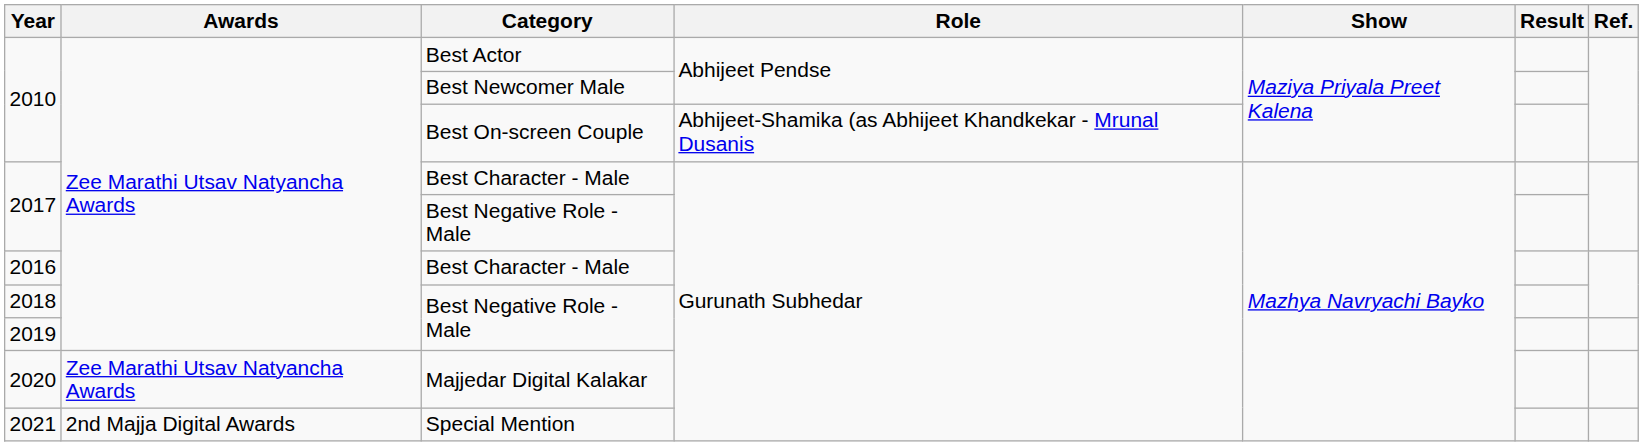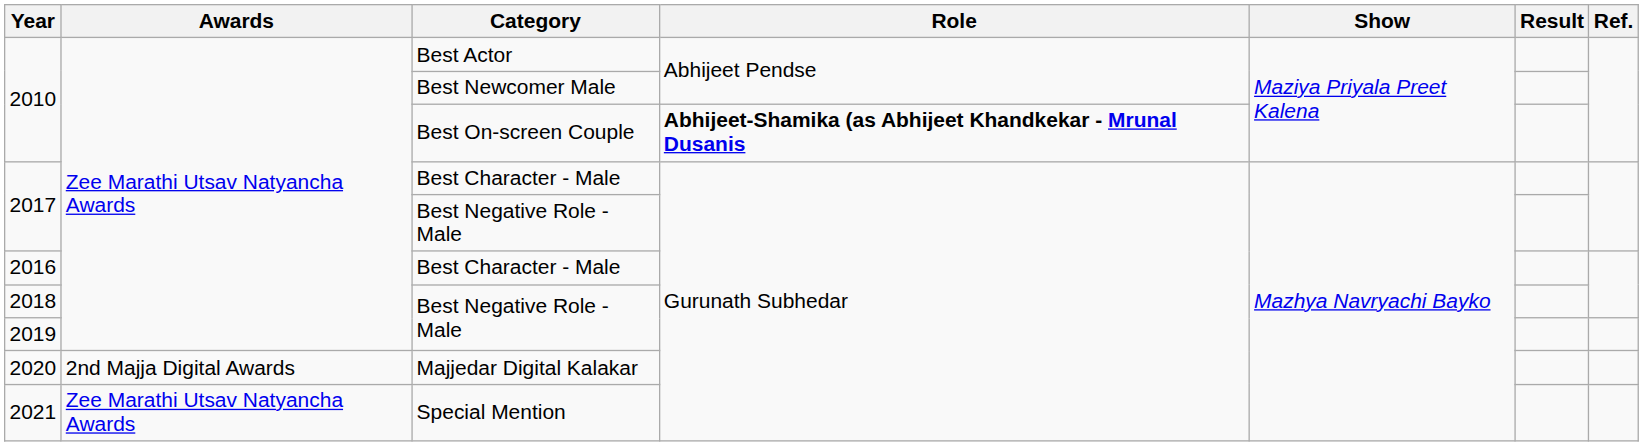(918, 132) normal -> (920, 132) bold
(204, 379) Zee Marathi Utsav Natyancha Awards -> (180, 367) 2nd Majja Digital Awards
(180, 424) 2nd Majja Digital Awards -> (204, 412) Zee Marathi Utsav Natyancha Awards
